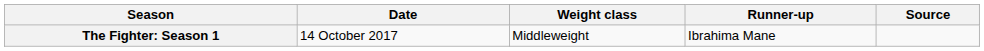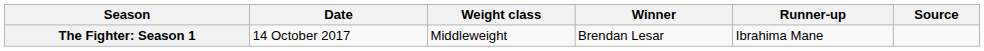+ column: (654, 14)
